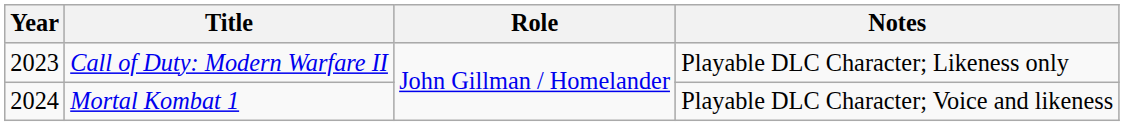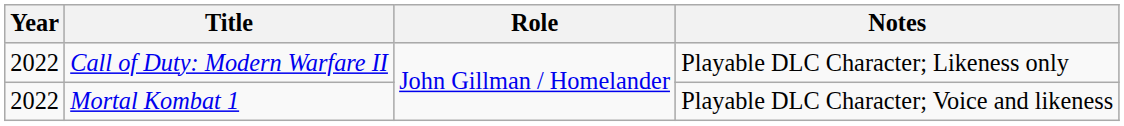(35, 62) 2023 -> (35, 62) 2022
(35, 100) 2024 -> (35, 100) 2022
